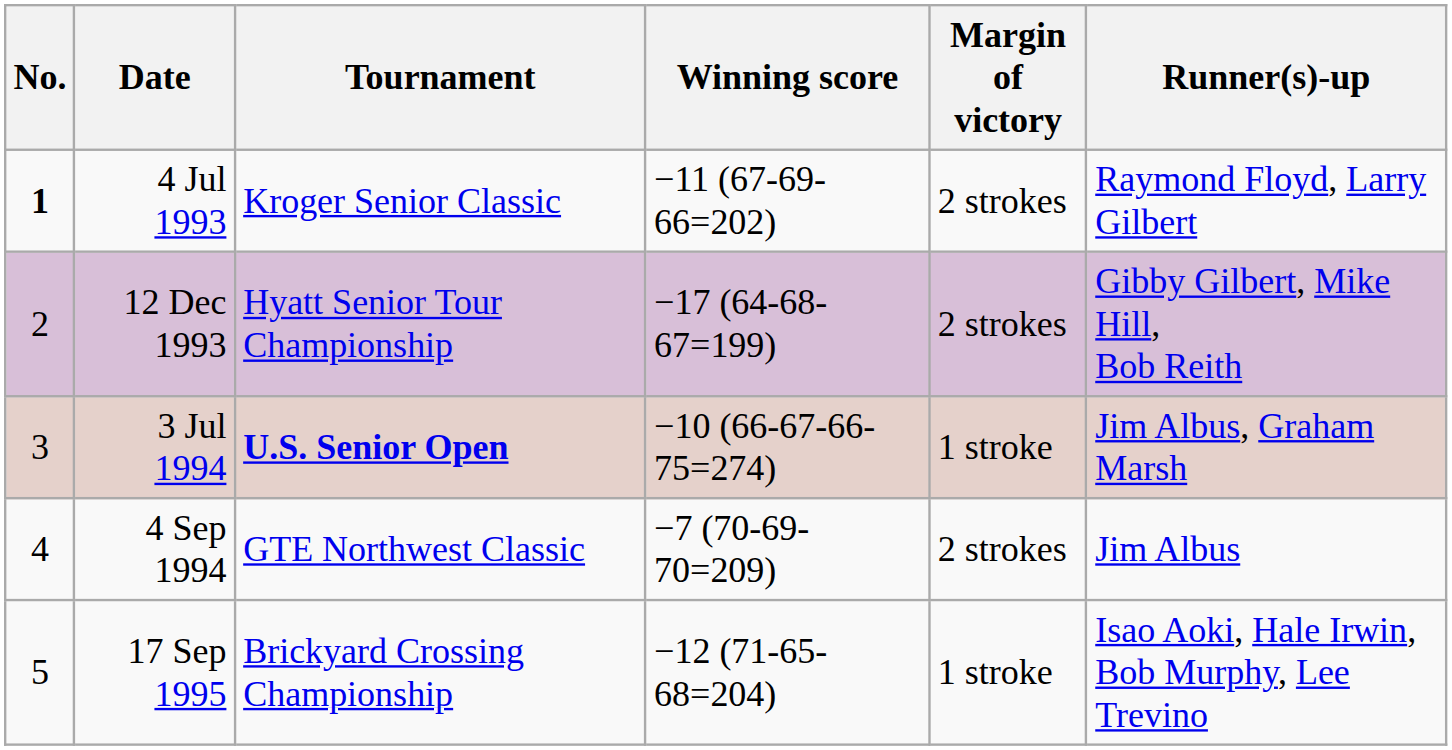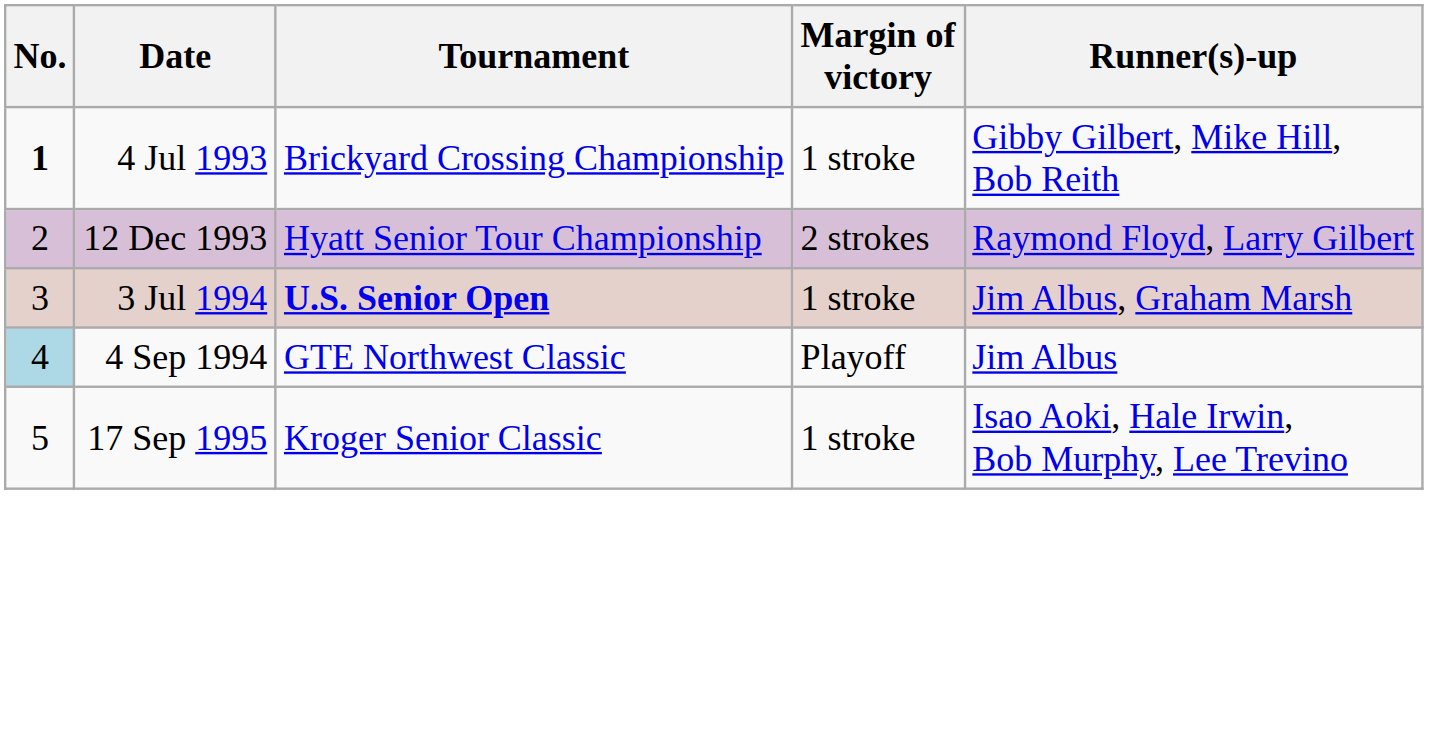- column: (788, 77)
(402, 200) Kroger Senior Classic -> (534, 157) Brickyard Crossing Championship
(1002, 200) 2 strokes -> (858, 157) 1 stroke
(1261, 200) Raymond Floyd, Larry Gilbert -> (1157, 157) Gibby Gilbert, Mike Hill, Bob Reith
(1243, 323) Gibby Gilbert, Mike Hill, Bob Reith -> (1193, 238) Raymond Floyd, Larry Gilbert
(40, 549) no background -> (40, 357) lightblue background
(1002, 549) 2 strokes -> (853, 357) Playoff
(384, 672) Brickyard Crossing Championship -> (443, 438) Kroger Senior Classic
